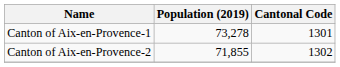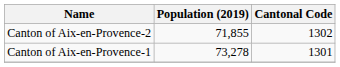rows swapped: (79, 33) <-> (79, 52)
